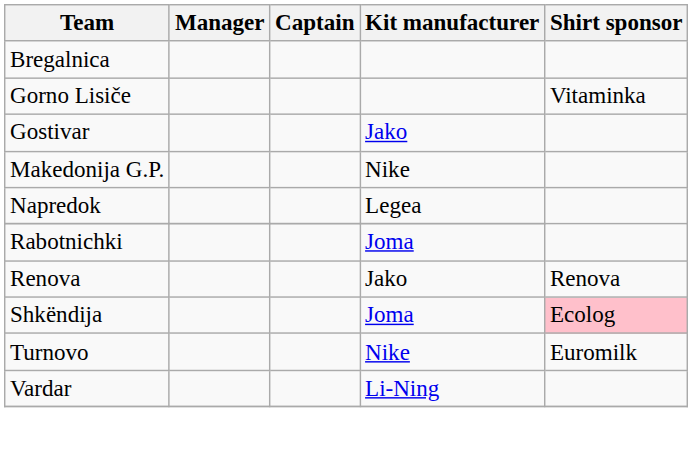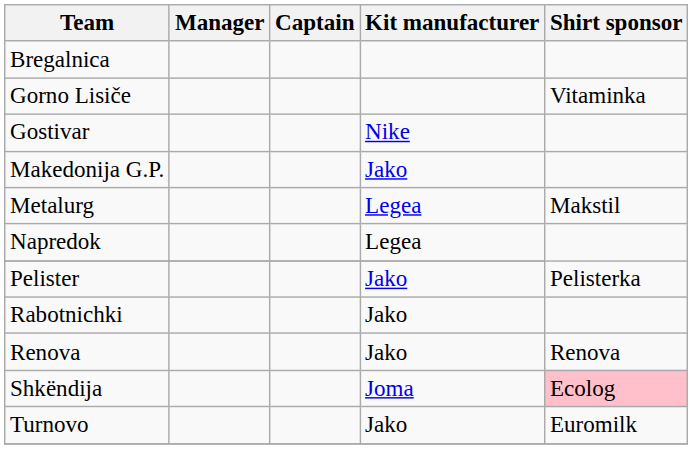(386, 132) Jako -> (387, 132) Nike
(387, 168) Nike -> (386, 168) Jako
+ row: (52, 205)
+ row: (45, 278)
(389, 242) Joma -> (386, 315) Jako
(387, 351) Nike -> (386, 424) Jako
- row: (41, 388)
